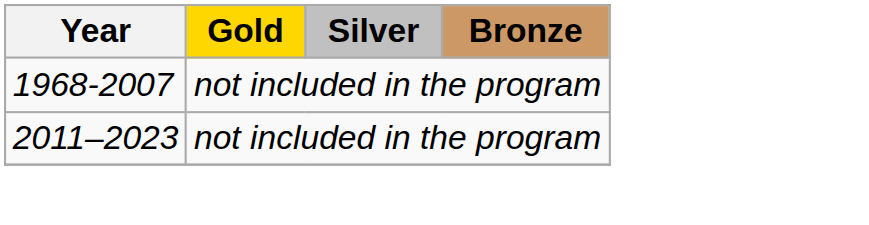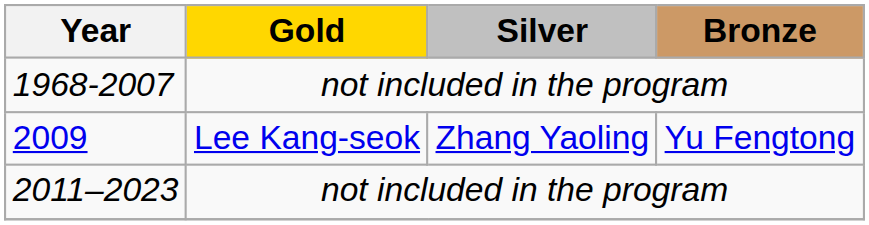+ row: (50, 137)
